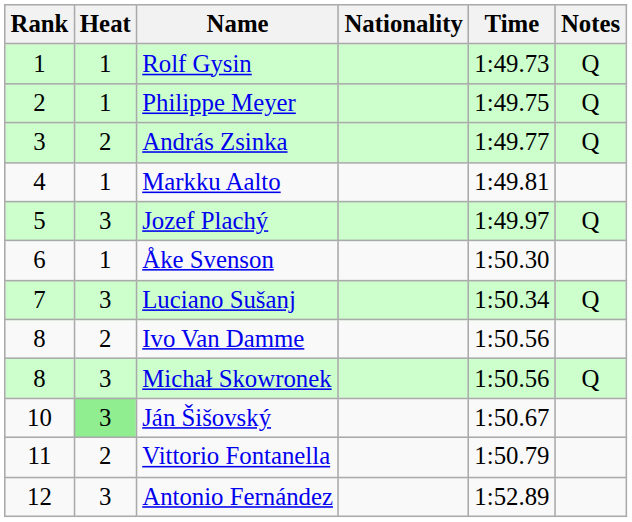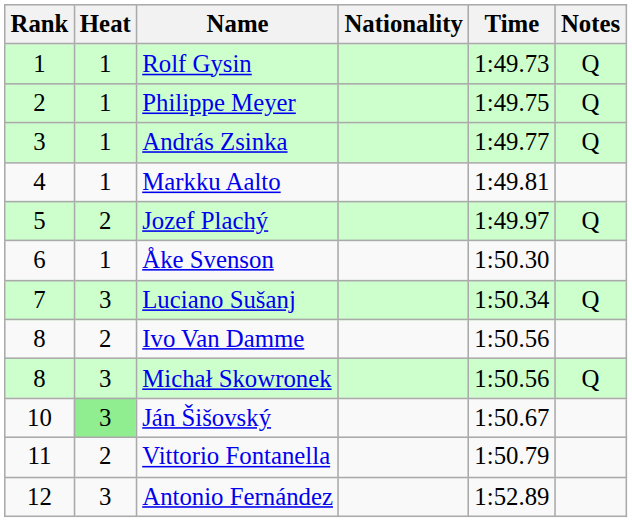(105, 142) 2 -> (105, 142) 1
(105, 220) 3 -> (105, 220) 2
